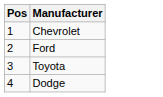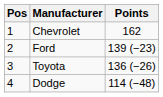+ column: (132, 13)
